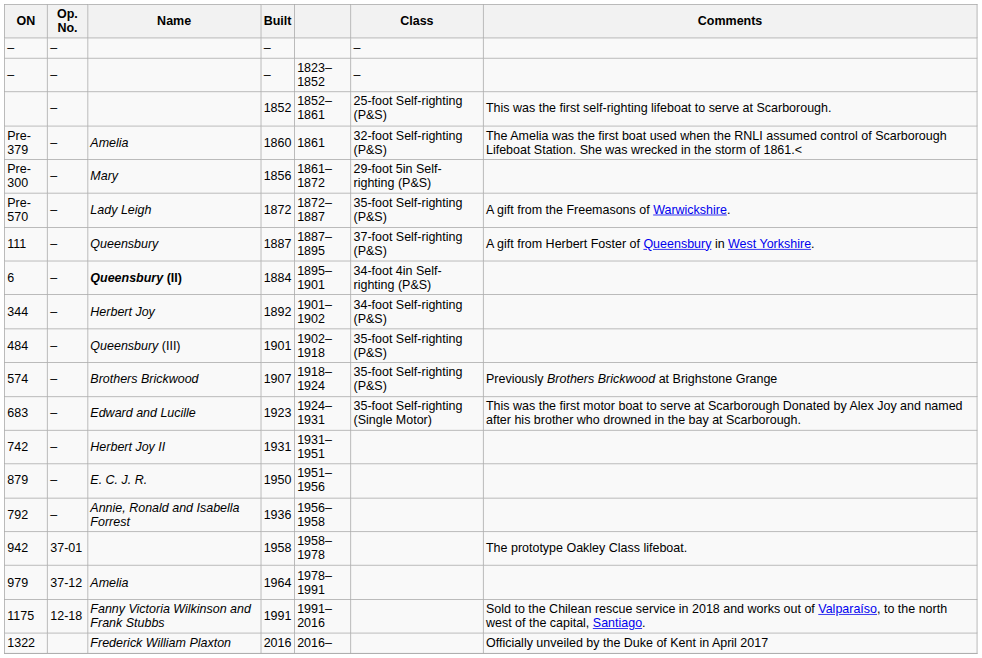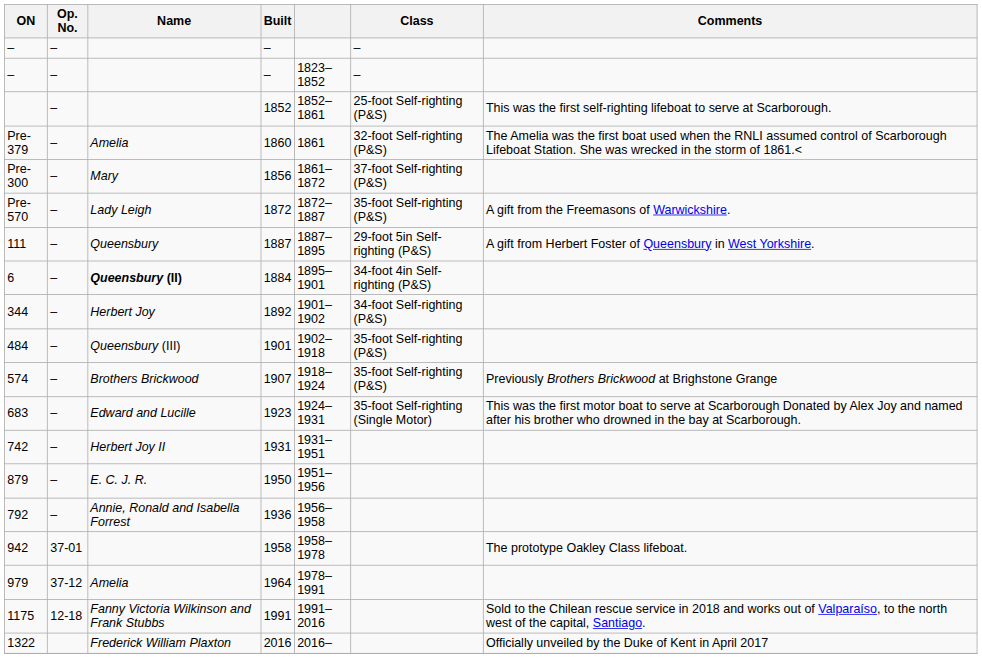(398, 176) 29-foot 5in Self-righting (P&S) -> (408, 176) 37-foot Self-righting (P&S)
(408, 244) 37-foot Self-righting (P&S) -> (398, 244) 29-foot 5in Self-righting (P&S)
